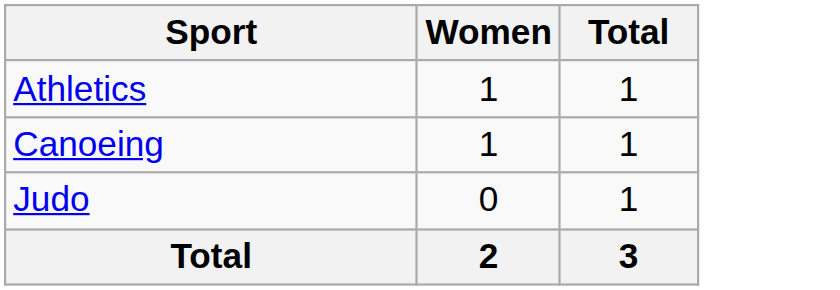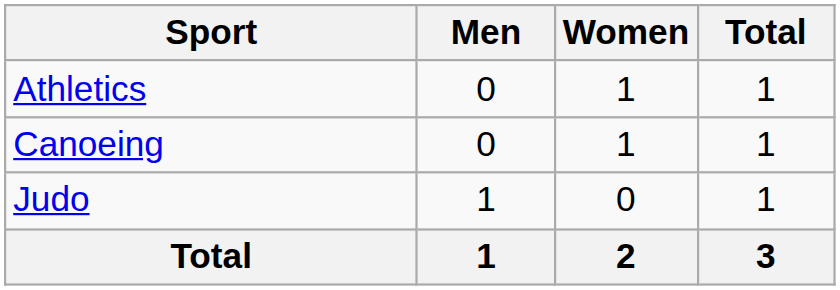+ column: (486, 32)
